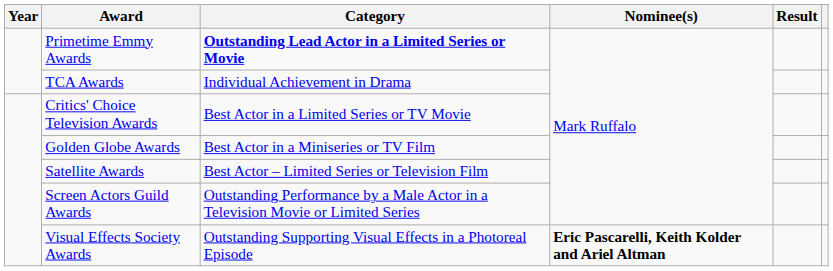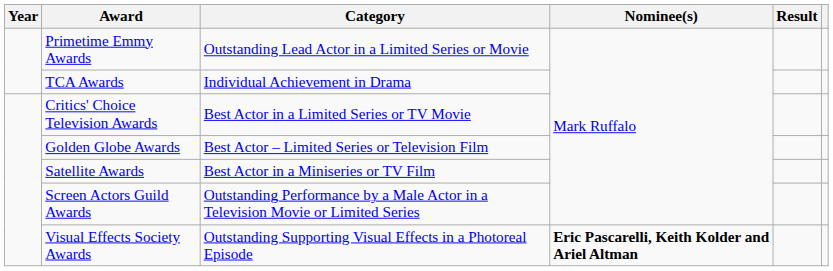(355, 49) bold -> (366, 49) normal
(319, 147) Best Actor in a Miniseries or TV Film -> (346, 147) Best Actor – Limited Series or Television Film
(346, 171) Best Actor – Limited Series or Television Film -> (319, 171) Best Actor in a Miniseries or TV Film
